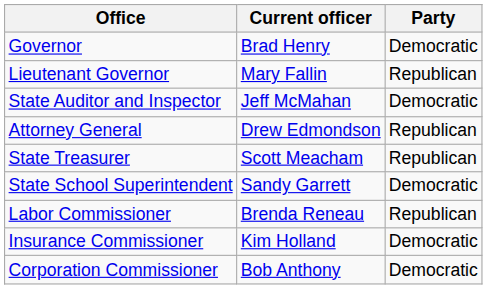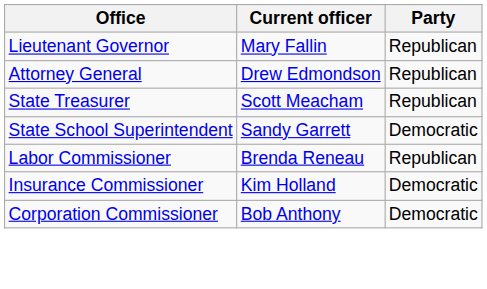- row: (45, 46)
- row: (115, 102)
